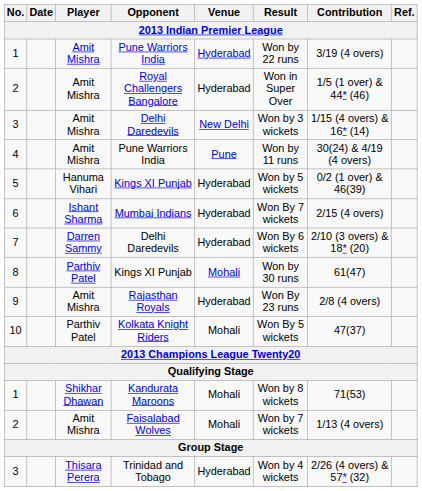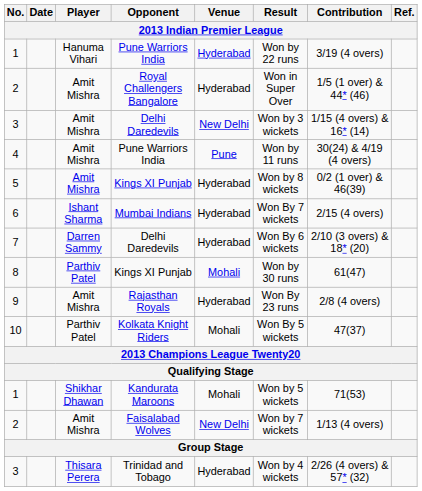(83, 53) Amit Mishra -> (83, 53) Hanuma Vihari
(83, 183) Hanuma Vihari -> (83, 183) Amit Mishra
(281, 183) Won by 5 wickets -> (281, 183) Won by 8 wickets
(281, 395) Won by 8 wickets -> (281, 395) Won by 5 wickets
(224, 424) Mohali -> (224, 424) New Delhi
